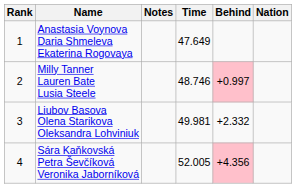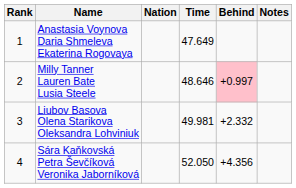columns swapped: (272, 12) <-> (159, 12)
(194, 82) 48.746 -> (198, 82) 48.646
(194, 163) 52.005 -> (198, 163) 52.050
(233, 163) pink background -> (237, 163) no background
